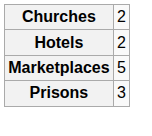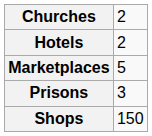+ row: (59, 118)
